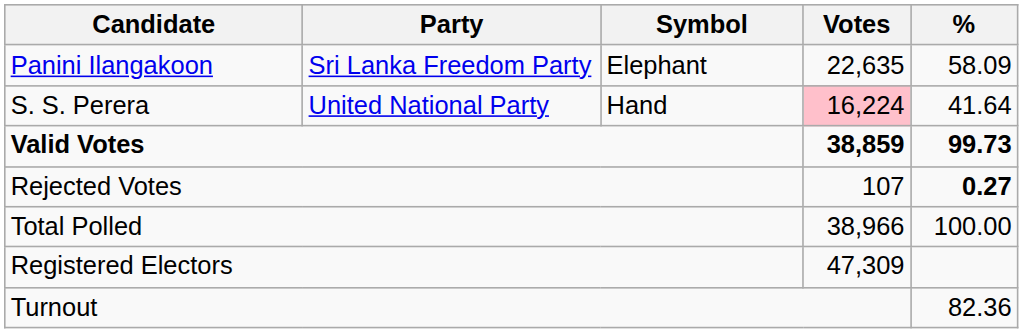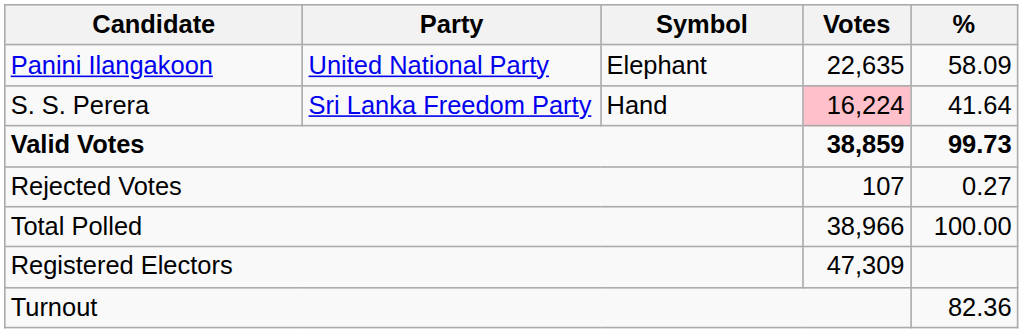(450, 65) Sri Lanka Freedom Party -> (429, 65) United National Party
(429, 105) United National Party -> (450, 105) Sri Lanka Freedom Party
(987, 186) bold -> (987, 186) normal
